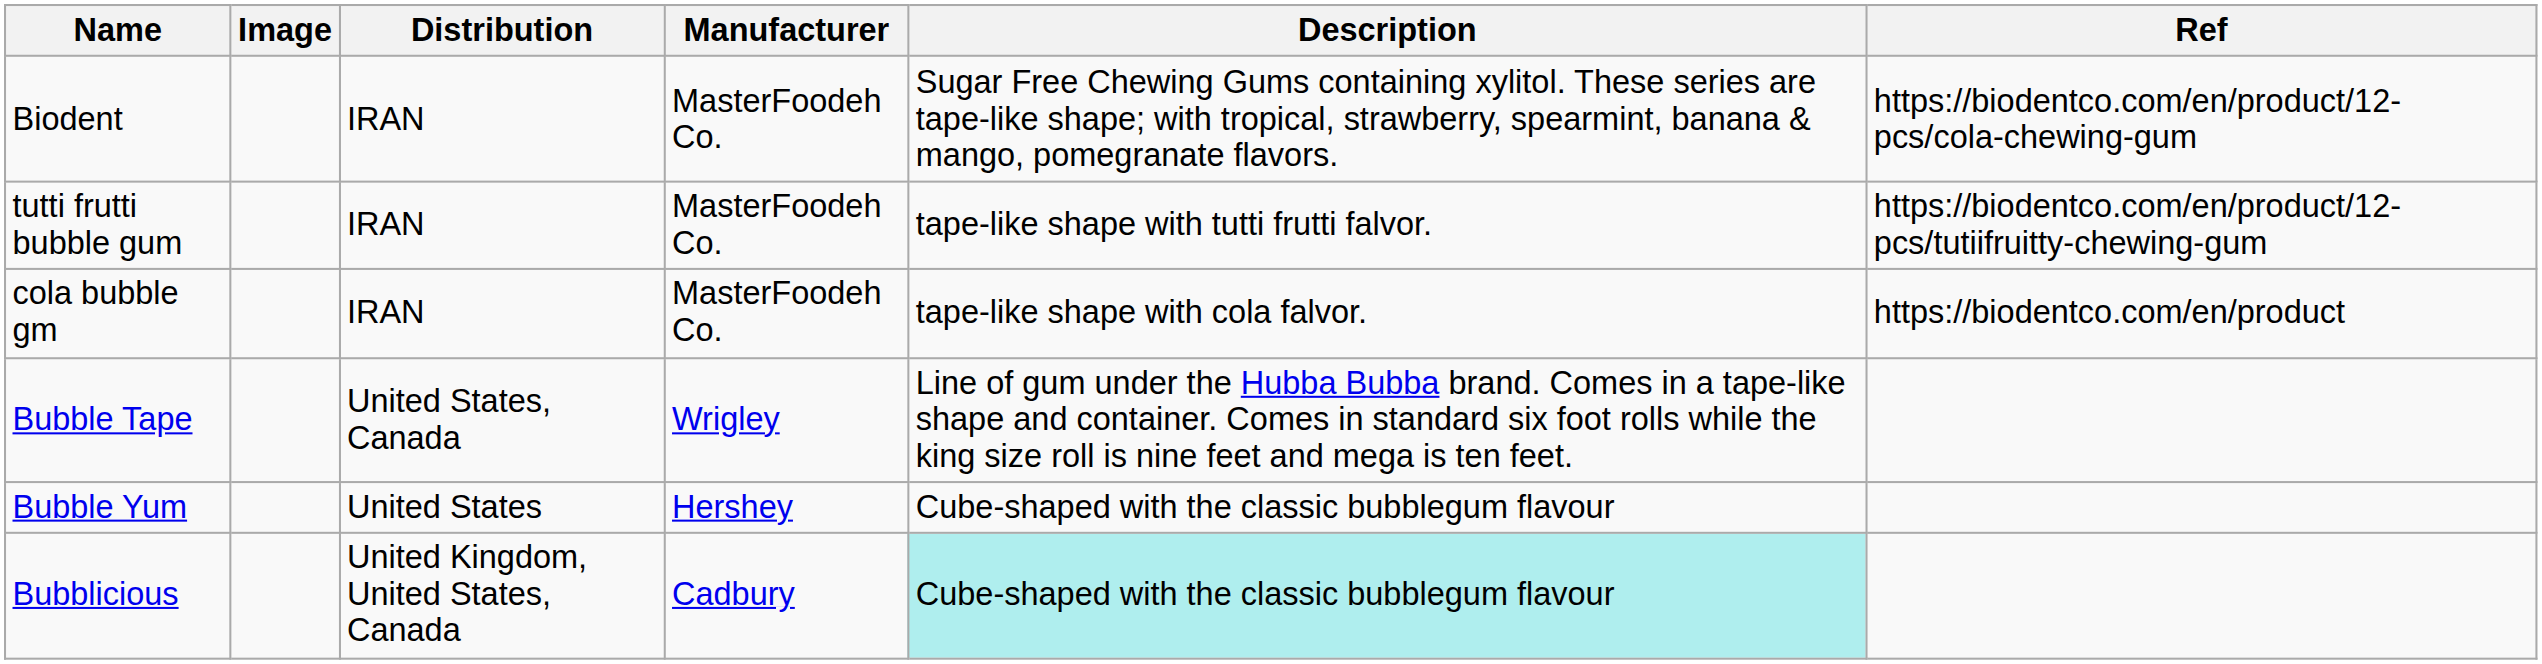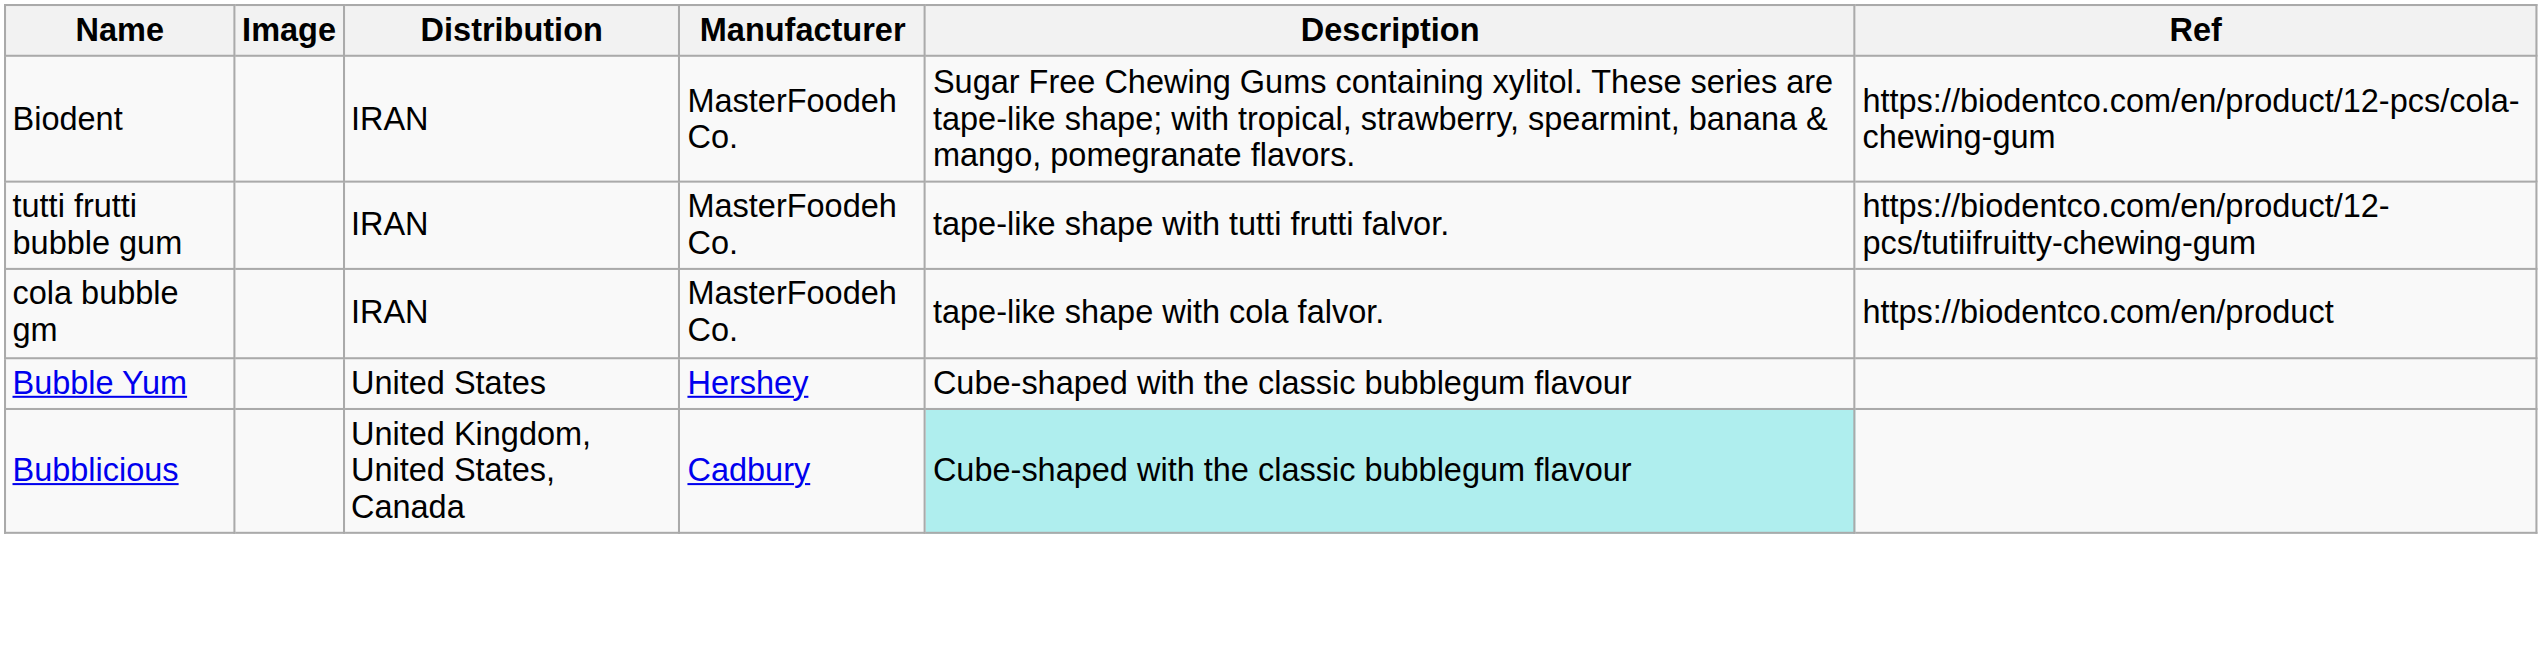- row: (103, 419)
